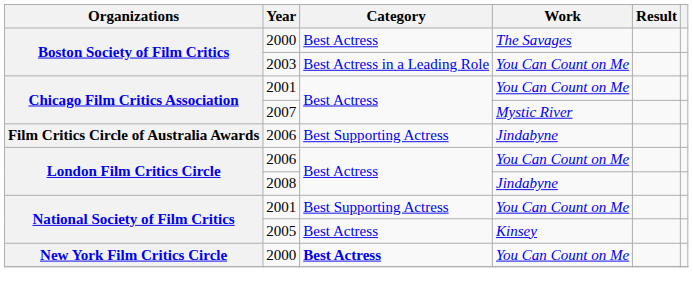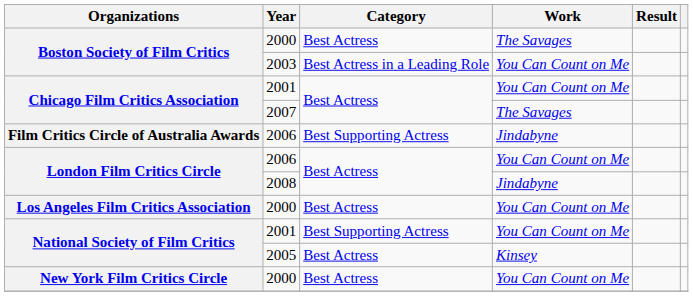(534, 111) Mystic River -> (534, 111) The Savages
+ row: (134, 207)
(342, 254) bold -> (341, 278) normal
